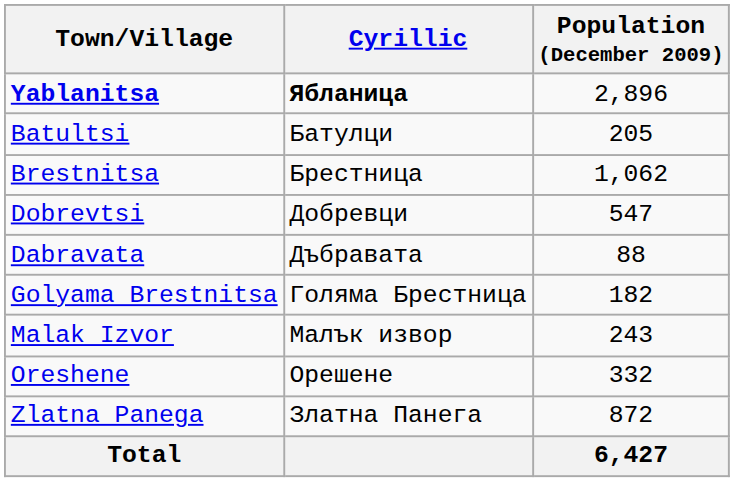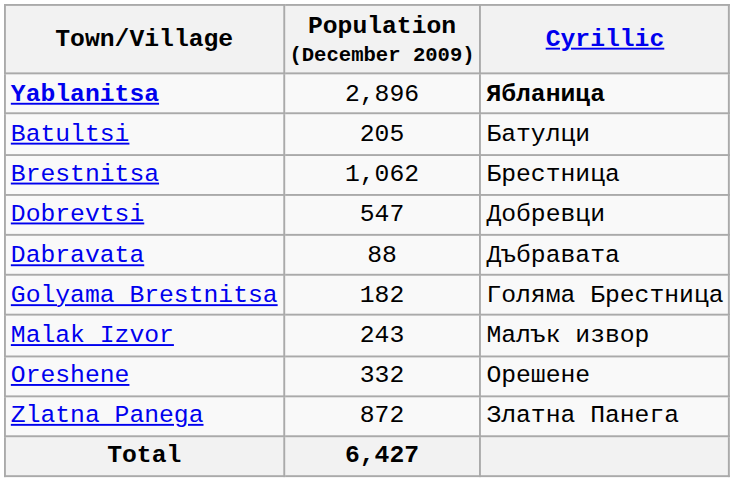columns swapped: (408, 39) <-> (631, 38)
